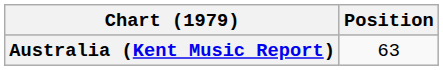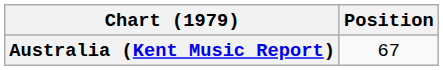(389, 50) 63 -> (389, 50) 67
